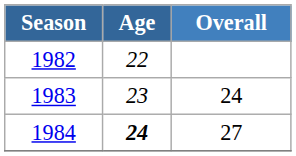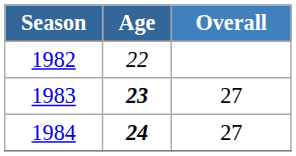(137, 96) normal -> (137, 96) bold
(231, 96) 24 -> (231, 96) 27
